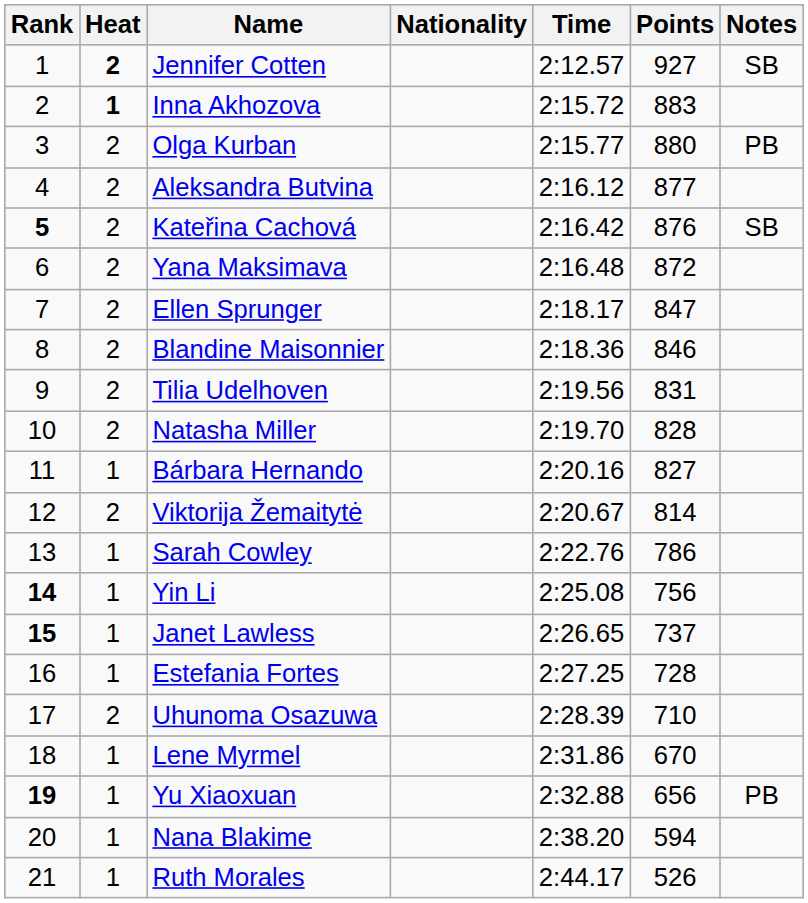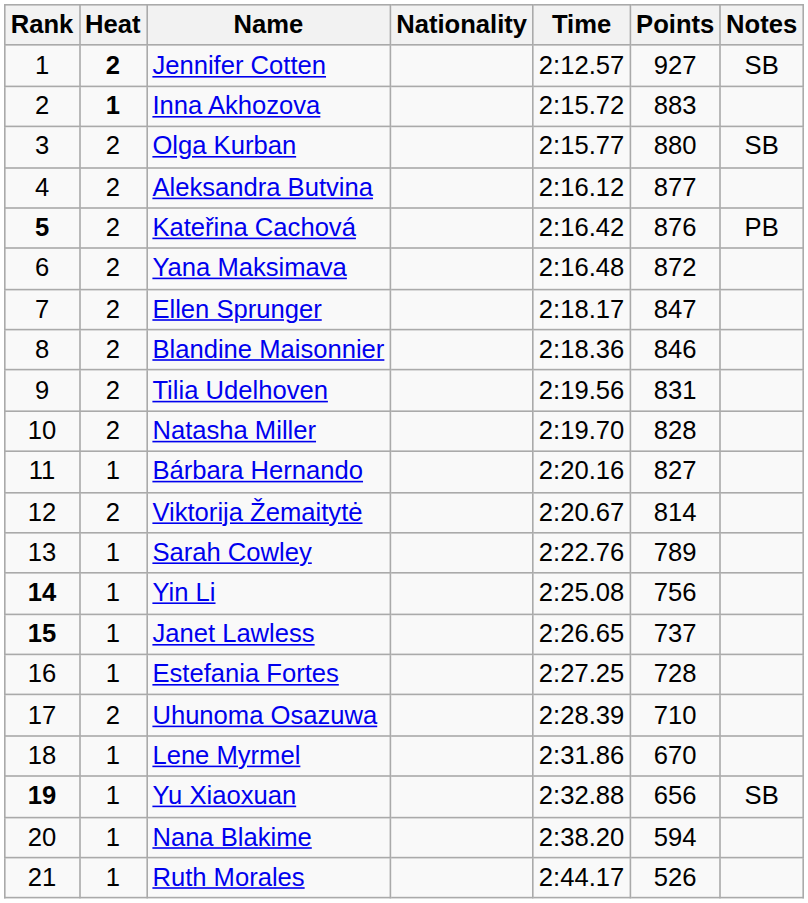(762, 146) PB -> (762, 146) SB
(762, 227) SB -> (762, 227) PB
(675, 552) 786 -> (675, 552) 789
(762, 796) PB -> (762, 796) SB
